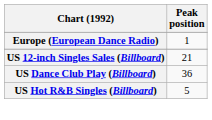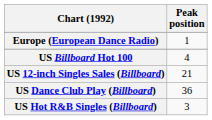+ row: (86, 57)
(187, 90) 5 -> (187, 106) 3
